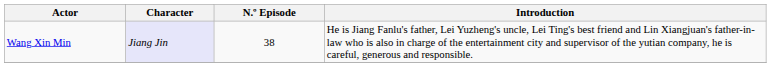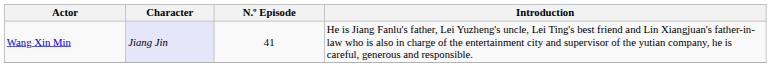(269, 42) 38 -> (269, 42) 41
